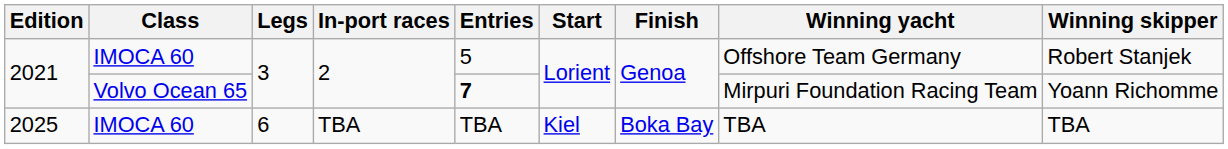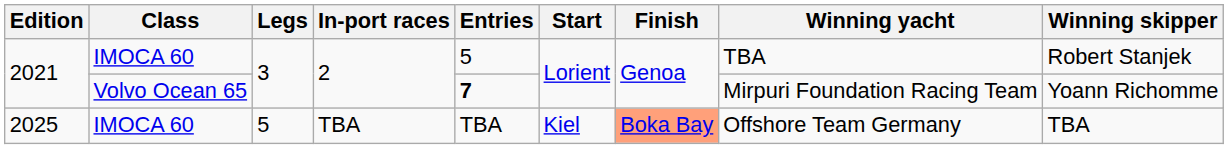(842, 56) Offshore Team Germany -> (744, 56) TBA
(263, 125) 6 -> (263, 125) 5
(667, 125) no background -> (667, 125) lightsalmon background
(744, 125) TBA -> (842, 125) Offshore Team Germany
